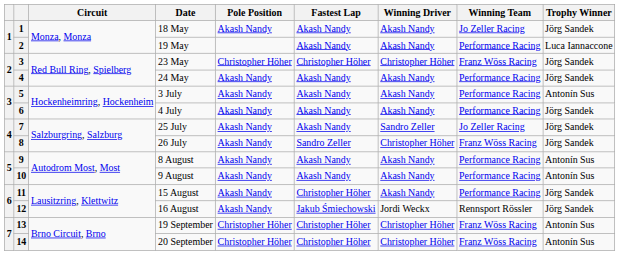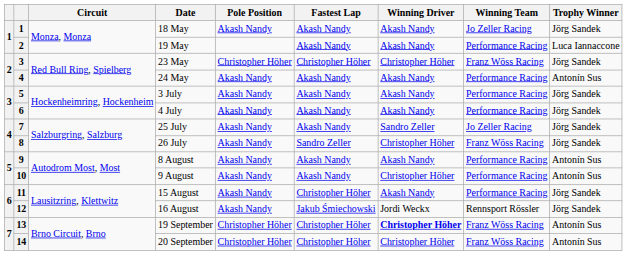(569, 77) Jörg Sandek -> (577, 77) Antonín Sus
(570, 94) Antonín Sus -> (576, 94) Jörg Sandek
(407, 176) Akash Nandy -> (417, 176) Christopher Höher
(417, 225) normal -> (421, 225) bold
